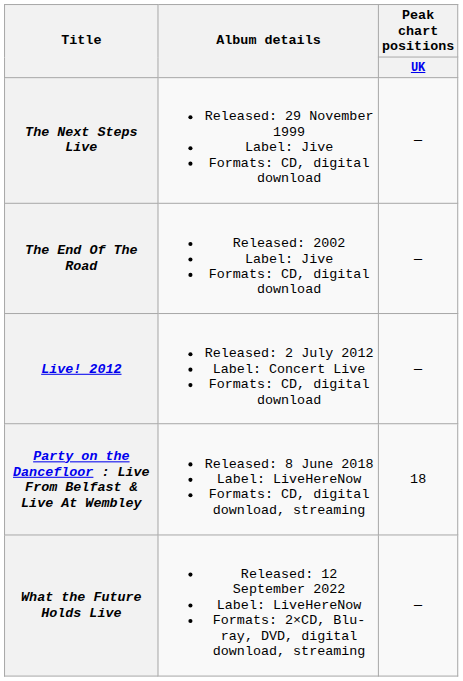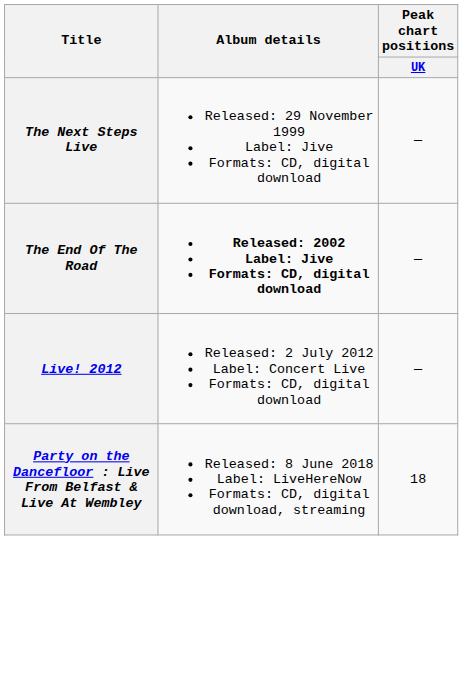(268, 266) normal -> (268, 266) bold
- row: (81, 605)
